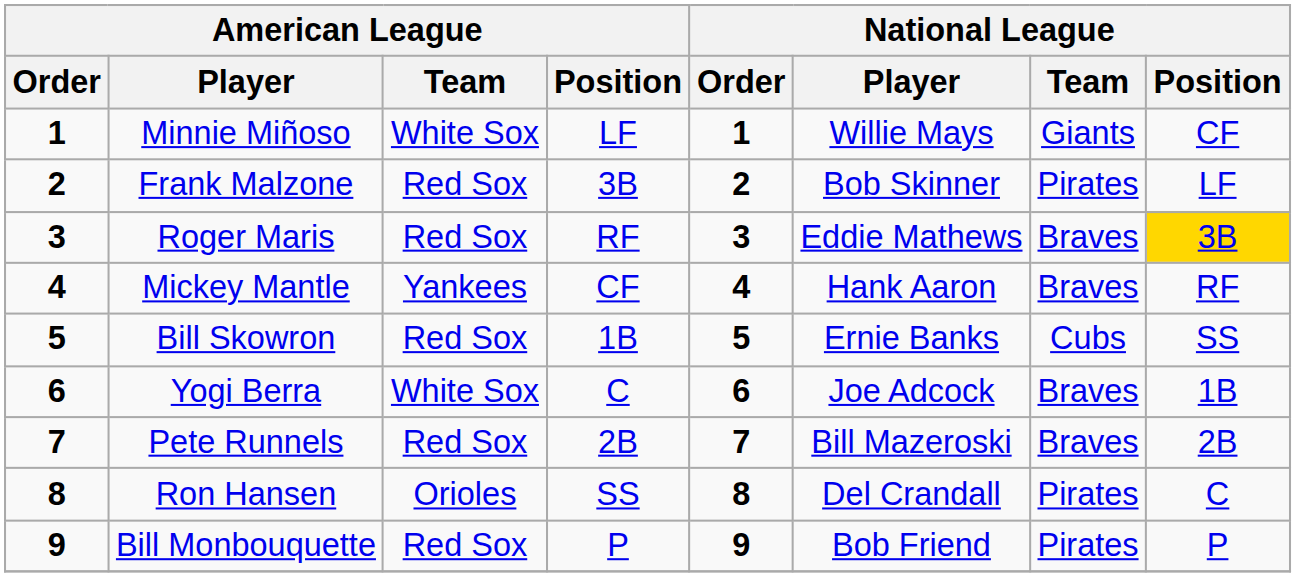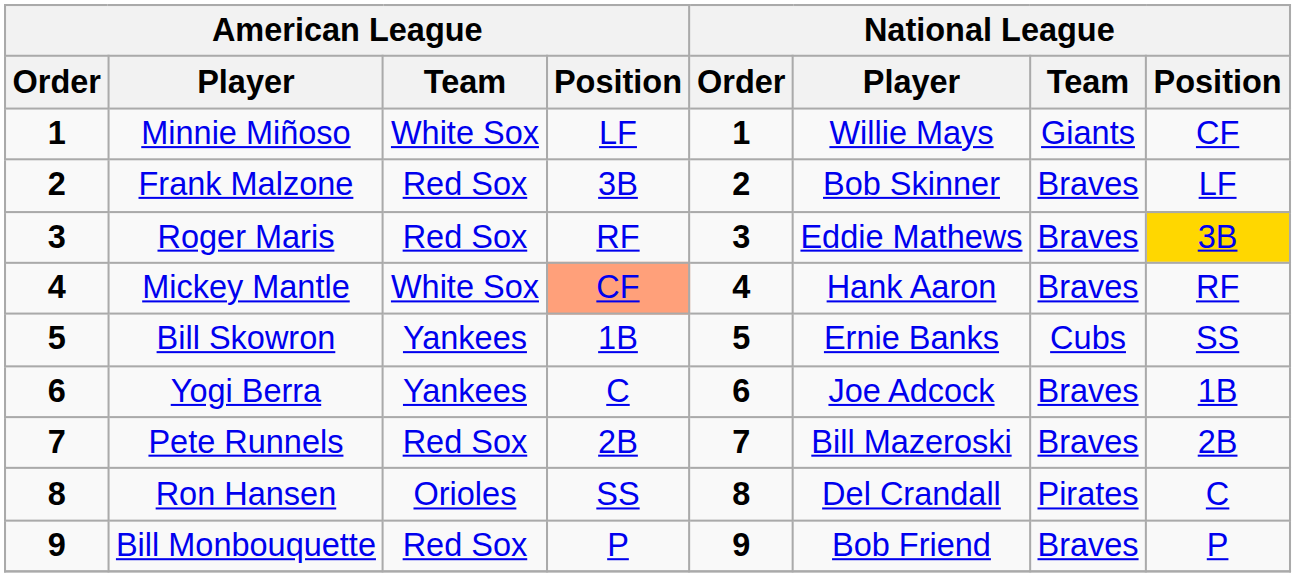(1088, 184) Pirates -> (1088, 184) Braves
(465, 287) Yankees -> (465, 287) White Sox
(618, 287) no background -> (618, 287) lightsalmon background
(465, 339) Red Sox -> (465, 339) Yankees
(465, 390) White Sox -> (465, 390) Yankees
(1088, 545) Pirates -> (1088, 545) Braves
